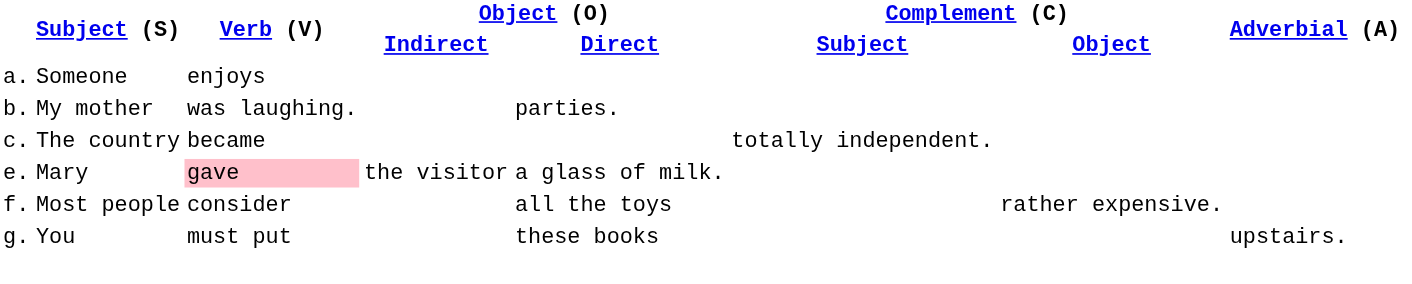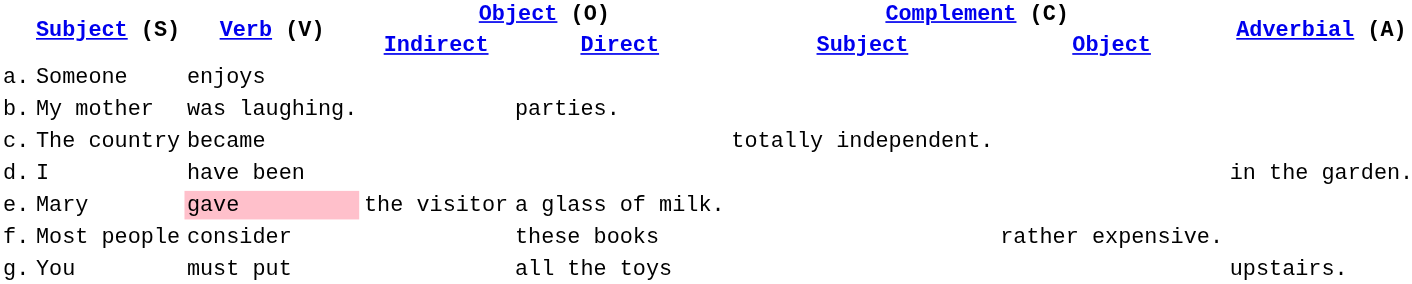+ row: (43, 173)
(594, 205) all the toys -> (587, 237) these books
(587, 237) these books -> (594, 269) all the toys
